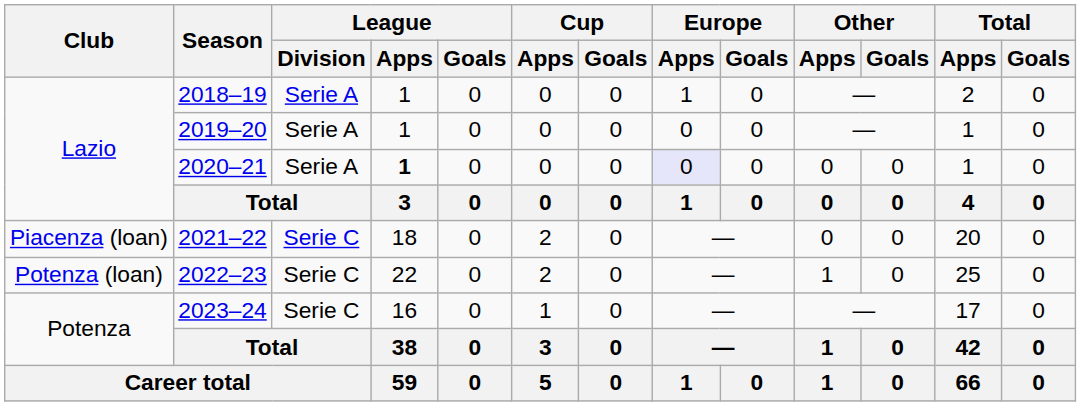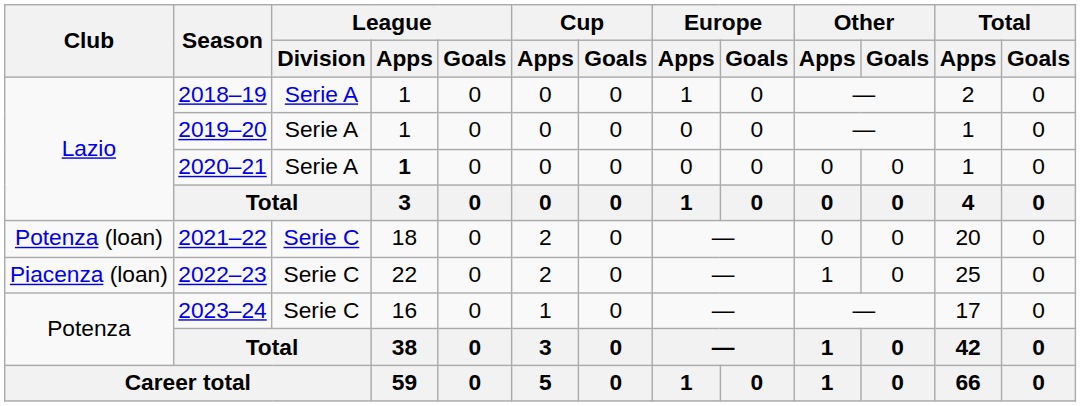(686, 166) lavender background -> (686, 166) no background
(89, 238) Piacenza (loan) -> (89, 238) Potenza (loan)
(89, 274) Potenza (loan) -> (89, 274) Piacenza (loan)
